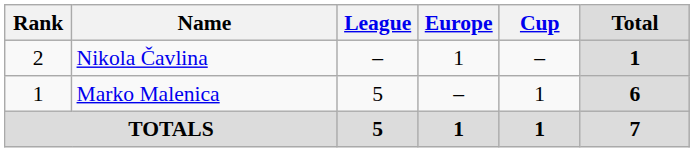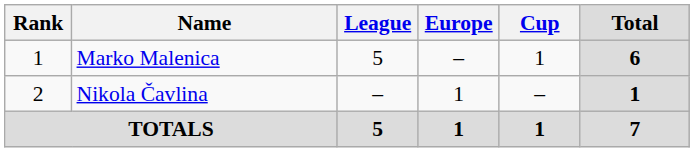rows swapped: (148, 93) <-> (142, 58)
